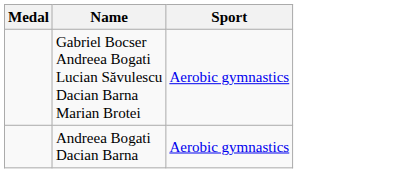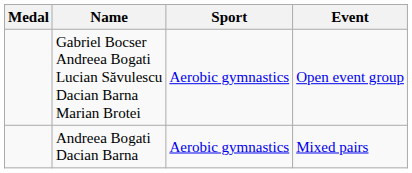+ column: (350, 17)
